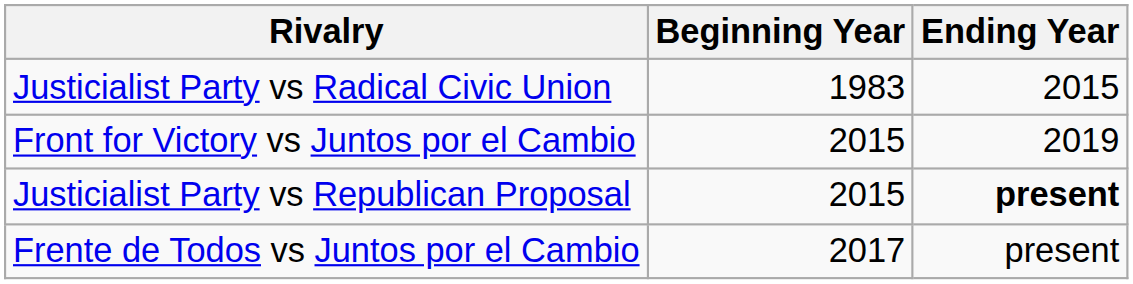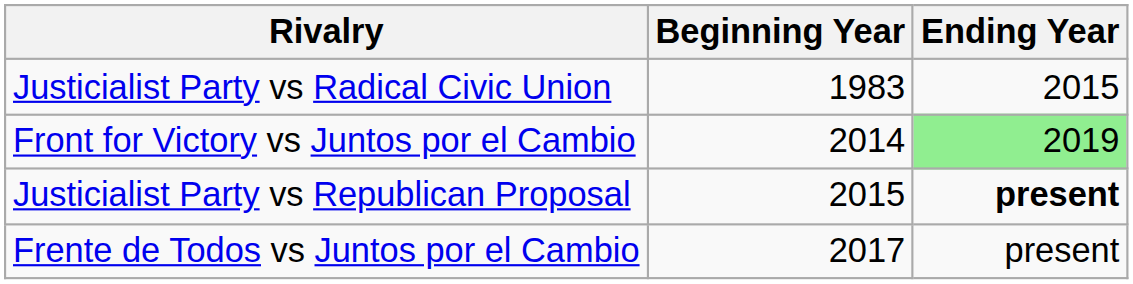(867, 140) 2015 -> (867, 140) 2014
(1081, 140) no background -> (1081, 140) lightgreen background
